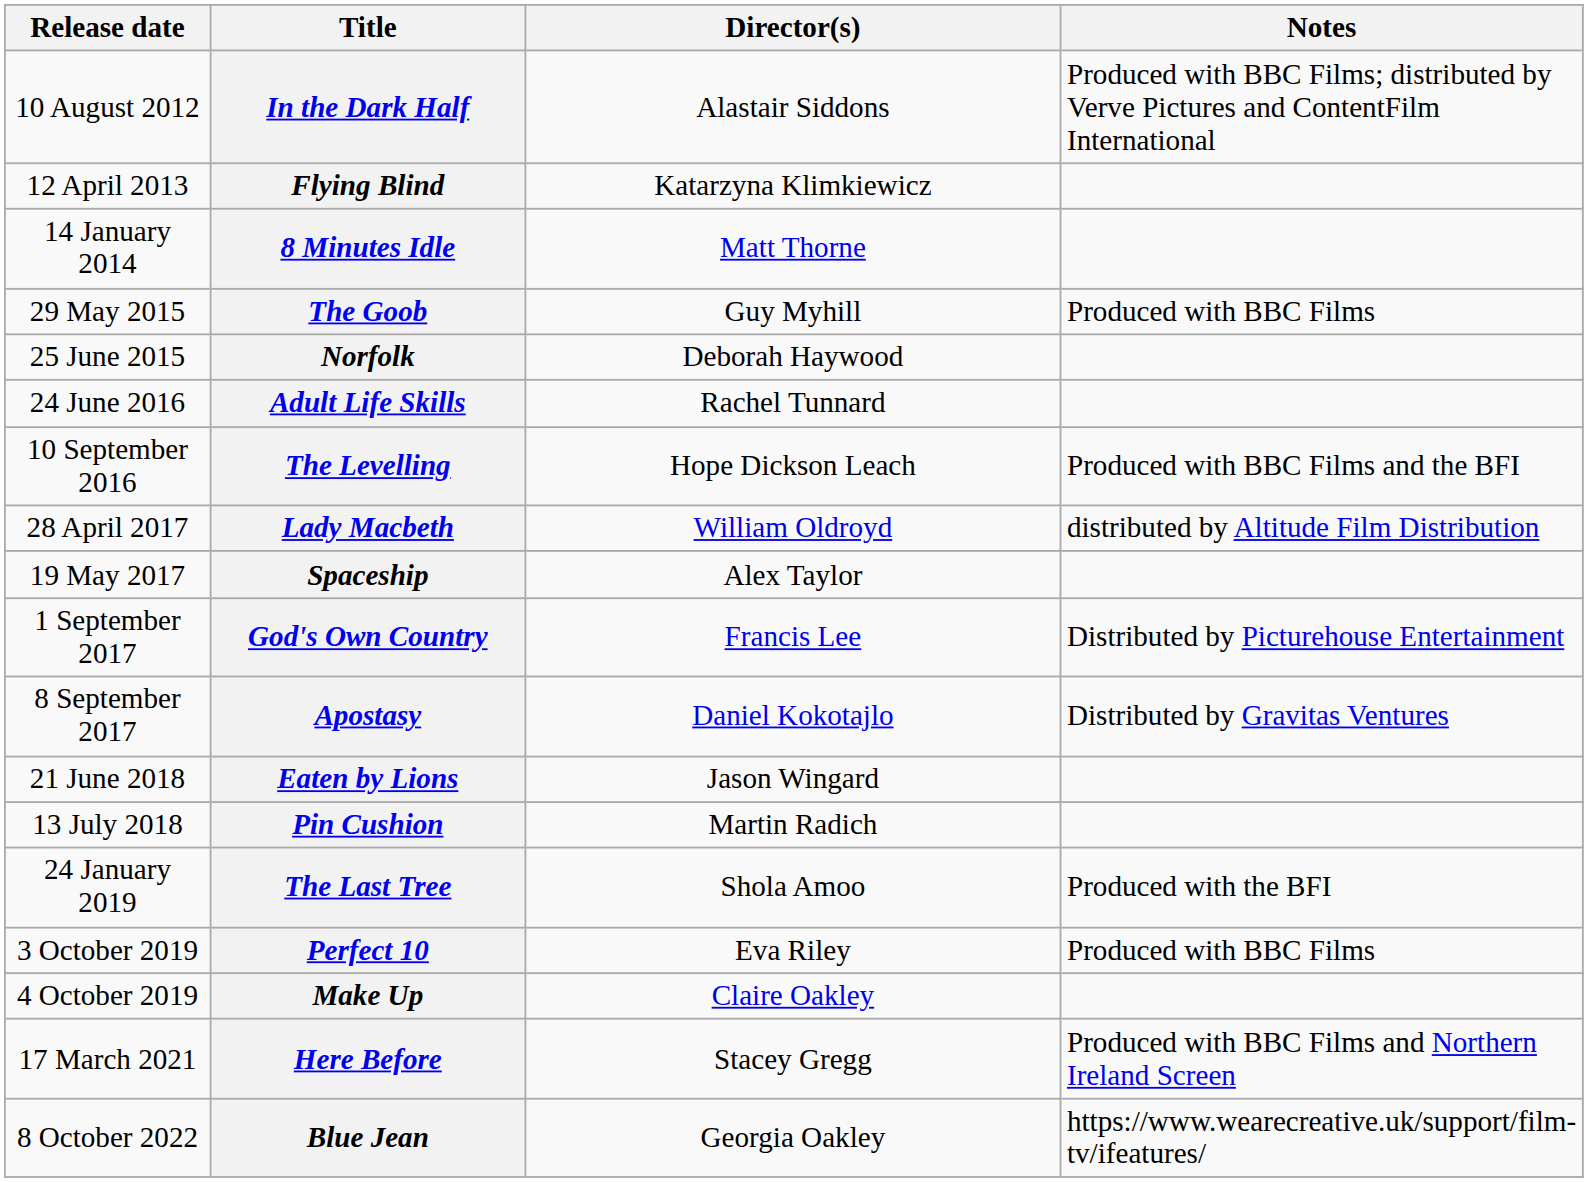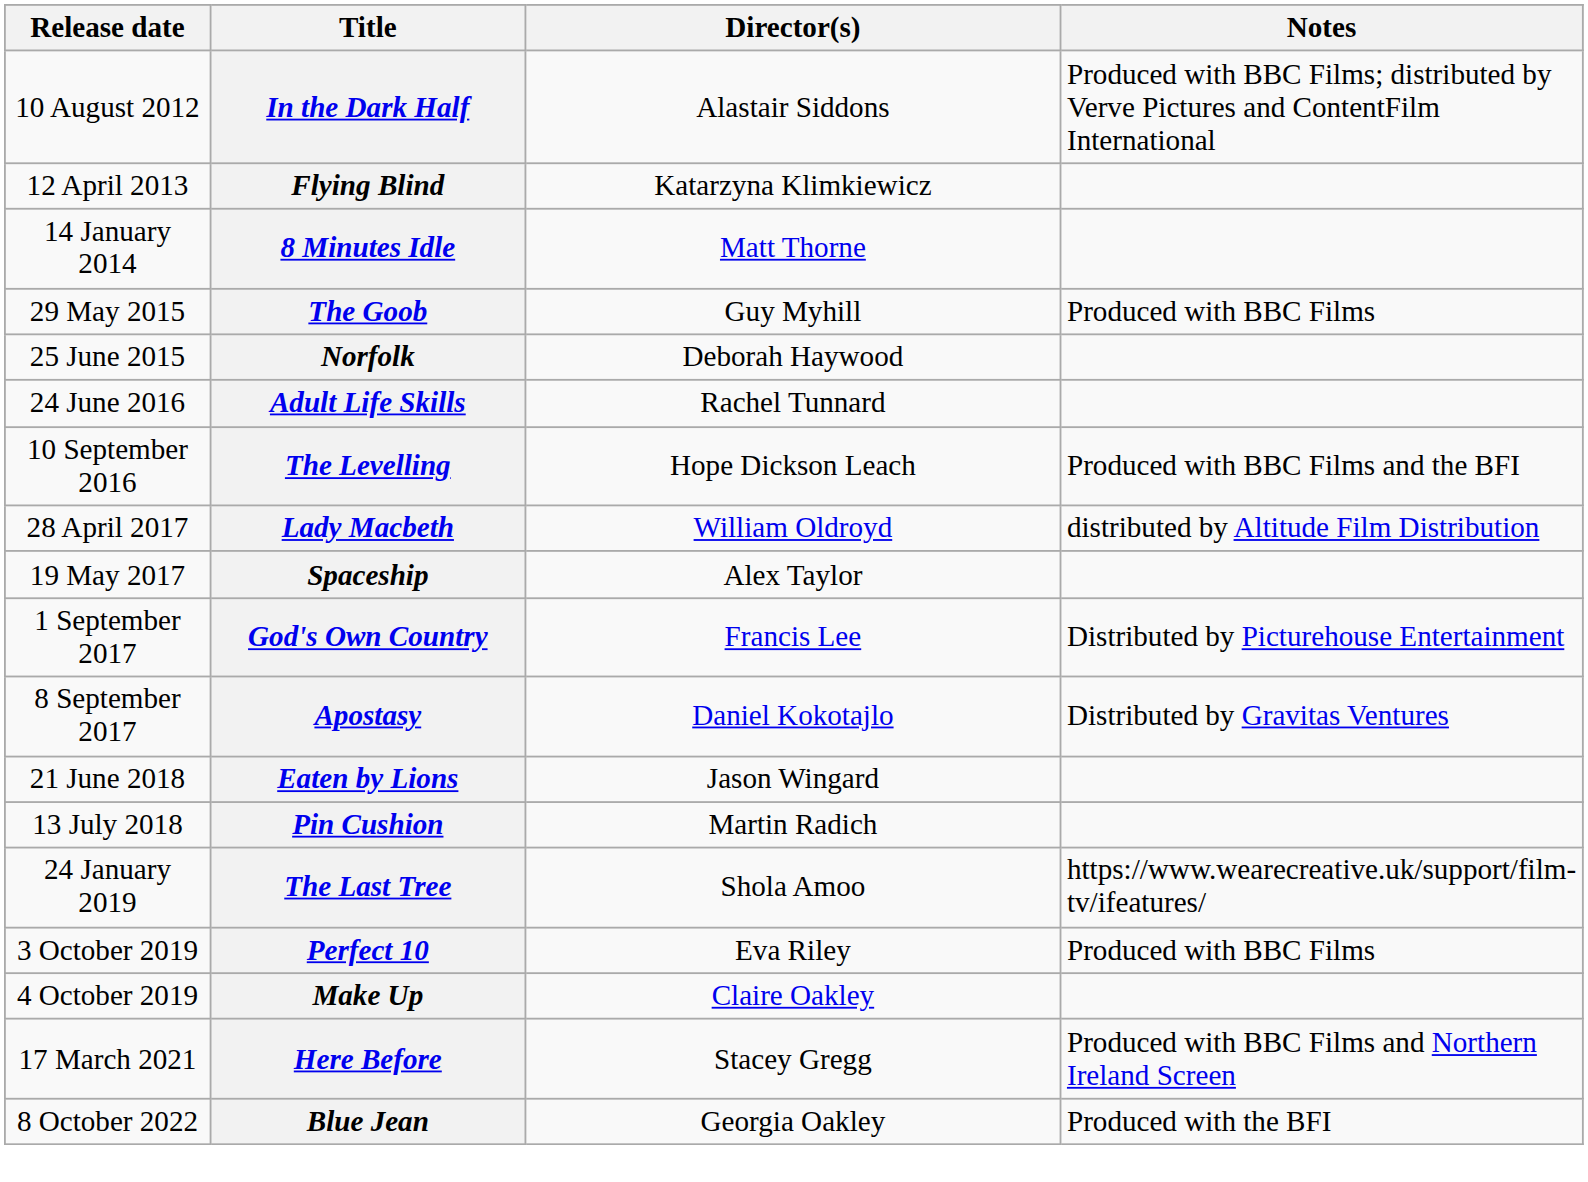(1199, 887) Produced with the BFI -> (1322, 887) https://www.wearecreative.uk/support/film-tv/ifeatures/
(1322, 1137) https://www.wearecreative.uk/support/film-tv/ifeatures/ -> (1199, 1120) Produced with the BFI
